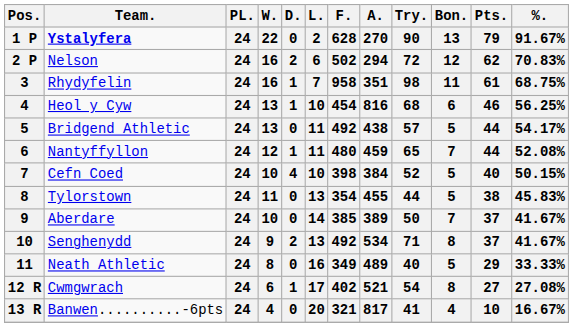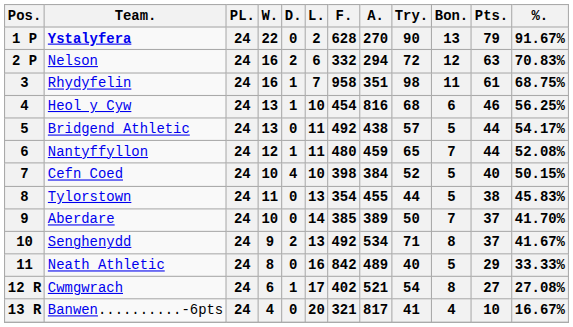(344, 61) 502 -> (344, 61) 332
(492, 61) 62 -> (492, 61) 63
(540, 220) 41.67% -> (540, 220) 41.70%
(344, 265) 349 -> (344, 265) 842
